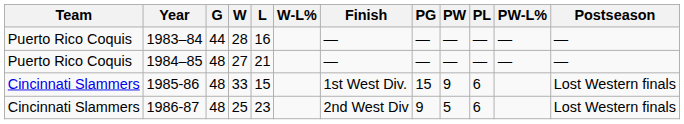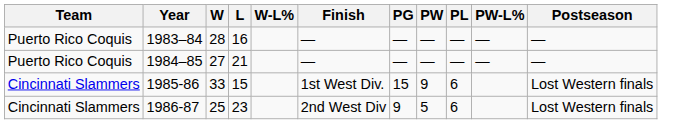- column: (217, 15)
